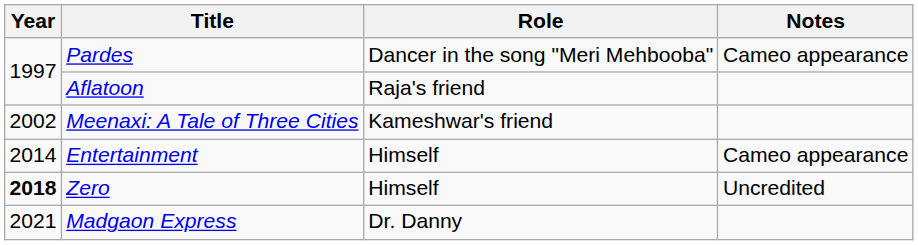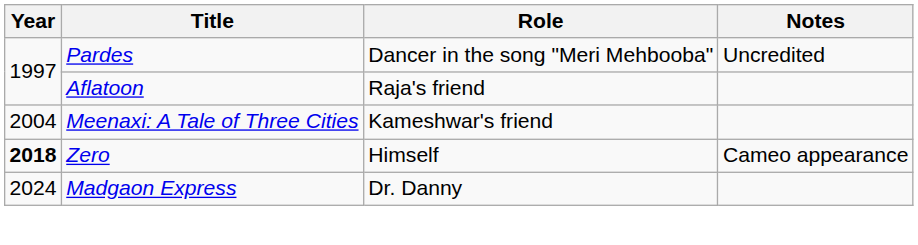(816, 54) Cameo appearance -> (774, 54) Uncredited
(33, 121) 2002 -> (33, 121) 2004
- row: (132, 155)
(774, 188) Uncredited -> (816, 155) Cameo appearance
(33, 222) 2021 -> (33, 188) 2024
